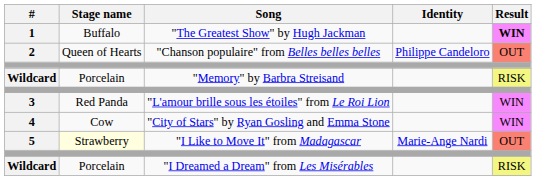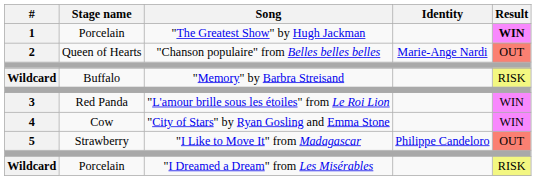(102, 33) Buffalo -> (102, 33) Porcelain
(442, 52) Philippe Candeloro -> (442, 52) Marie-Ange Nardi
(102, 77) Porcelain -> (102, 77) Buffalo
(102, 141) lightyellow background -> (102, 141) no background
(442, 141) Marie-Ange Nardi -> (442, 141) Philippe Candeloro
